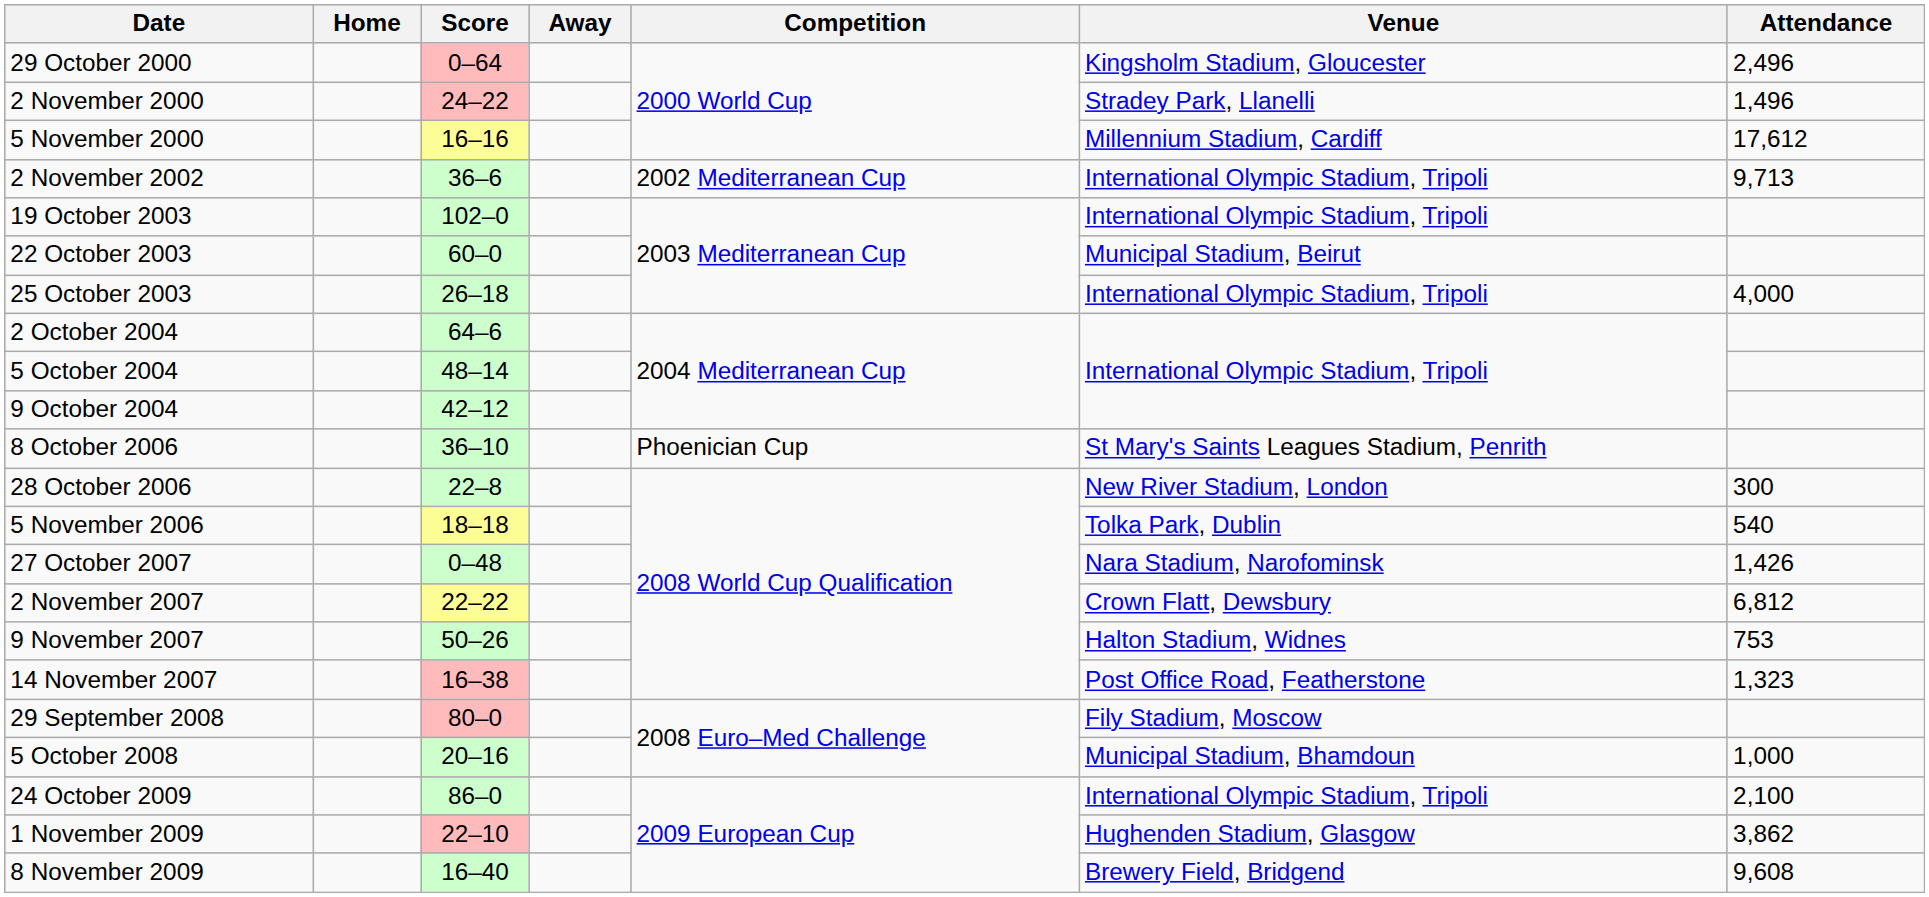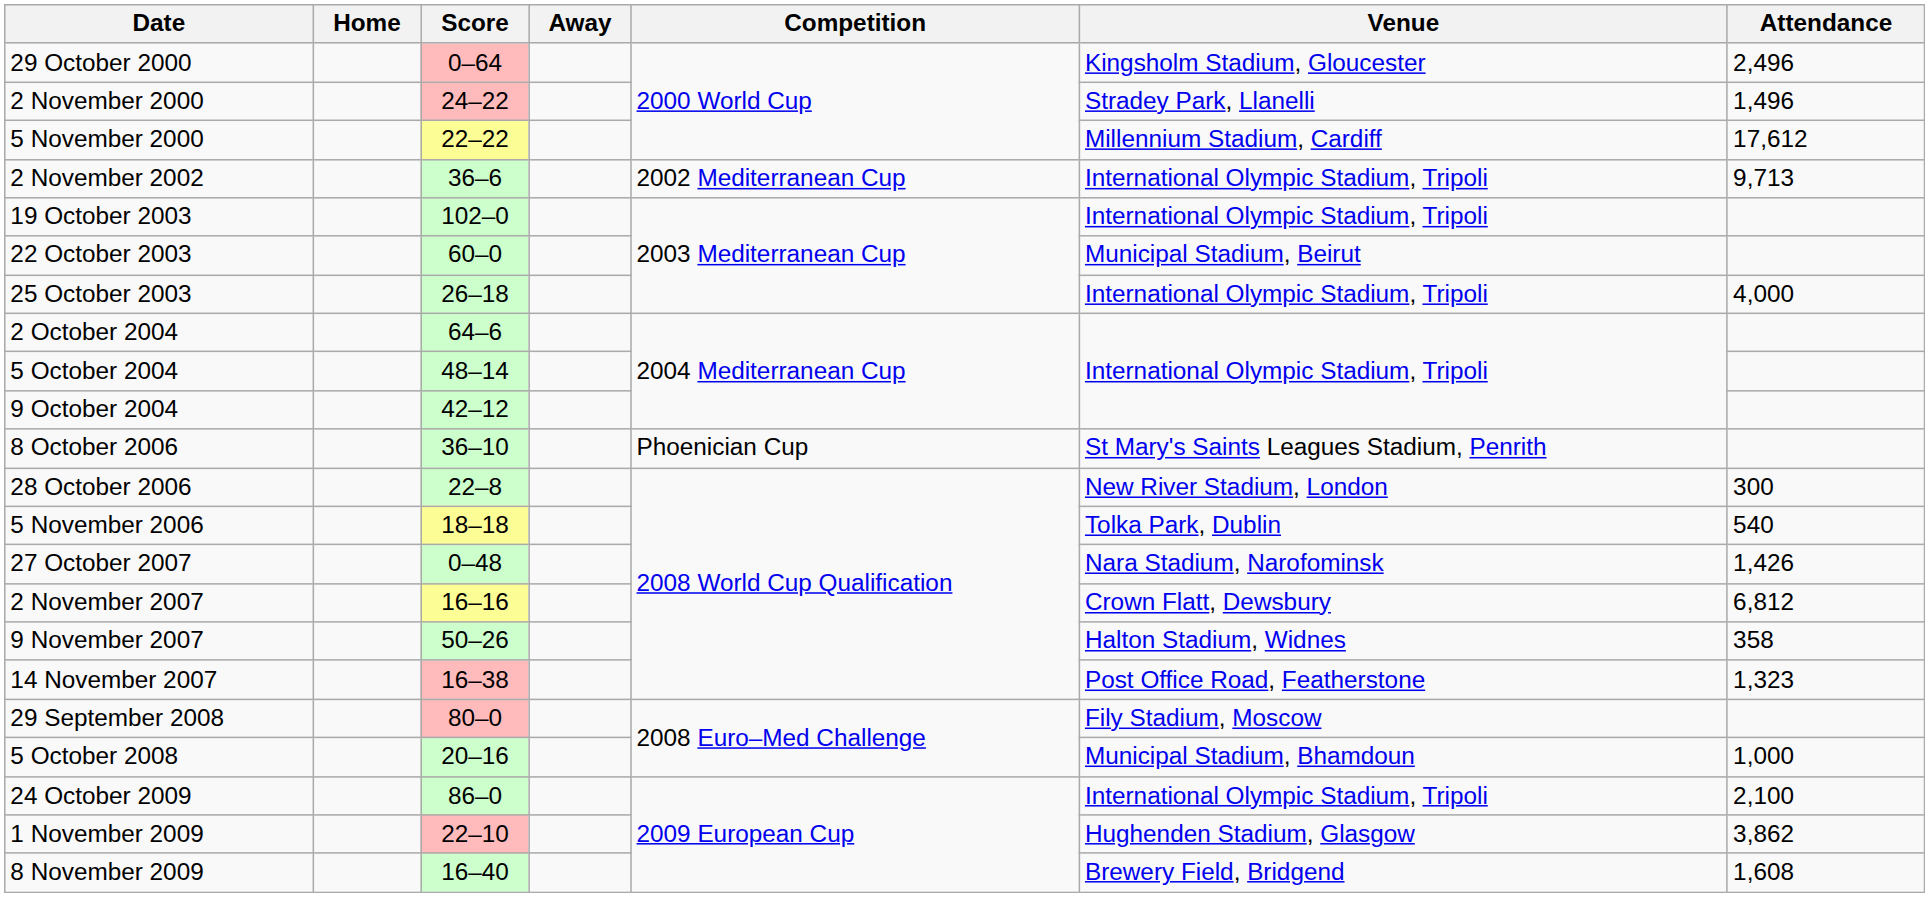(475, 139) 16–16 -> (475, 139) 22–22
(475, 602) 22–22 -> (475, 602) 16–16
(1753, 640) 753 -> (1753, 640) 358
(1764, 872) 9,608 -> (1764, 872) 1,608
